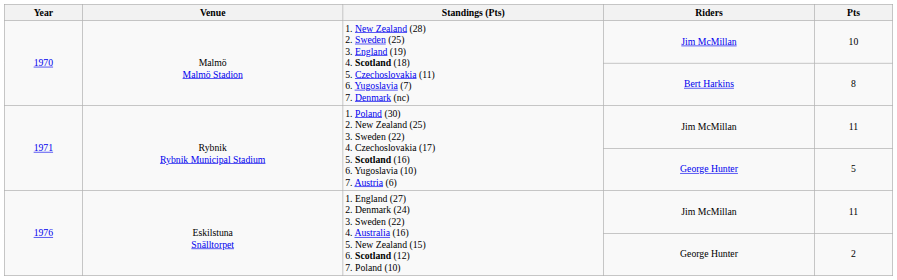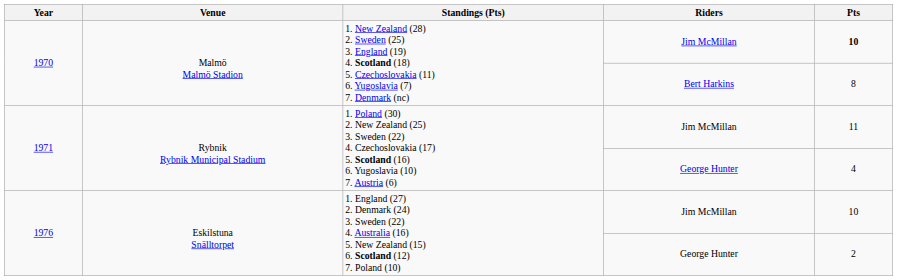(853, 42) normal -> (853, 42) bold
(853, 169) 5 -> (853, 169) 4
(853, 212) 11 -> (853, 212) 10
